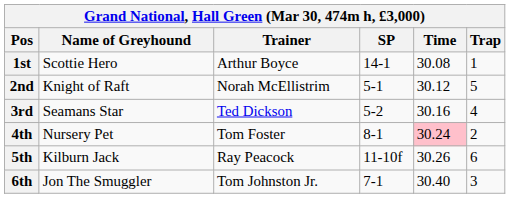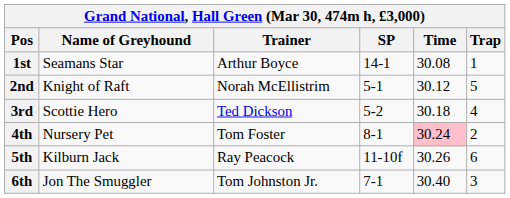(80, 63) Scottie Hero -> (83, 63) Seamans Star
(83, 110) Seamans Star -> (80, 110) Scottie Hero
(433, 110) 30.16 -> (433, 110) 30.18
